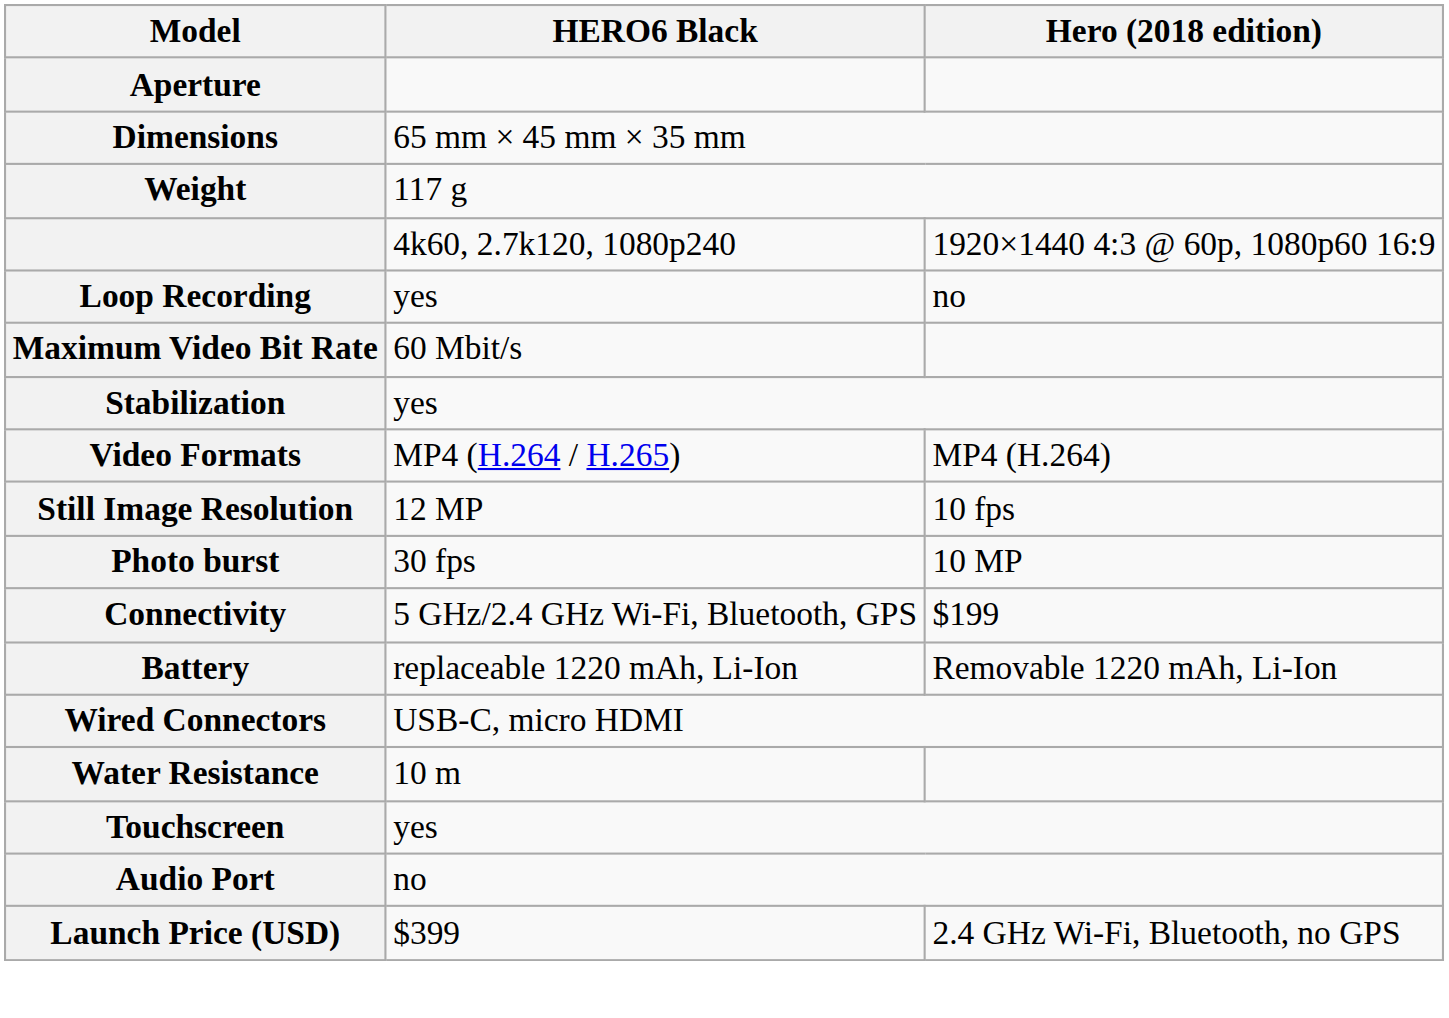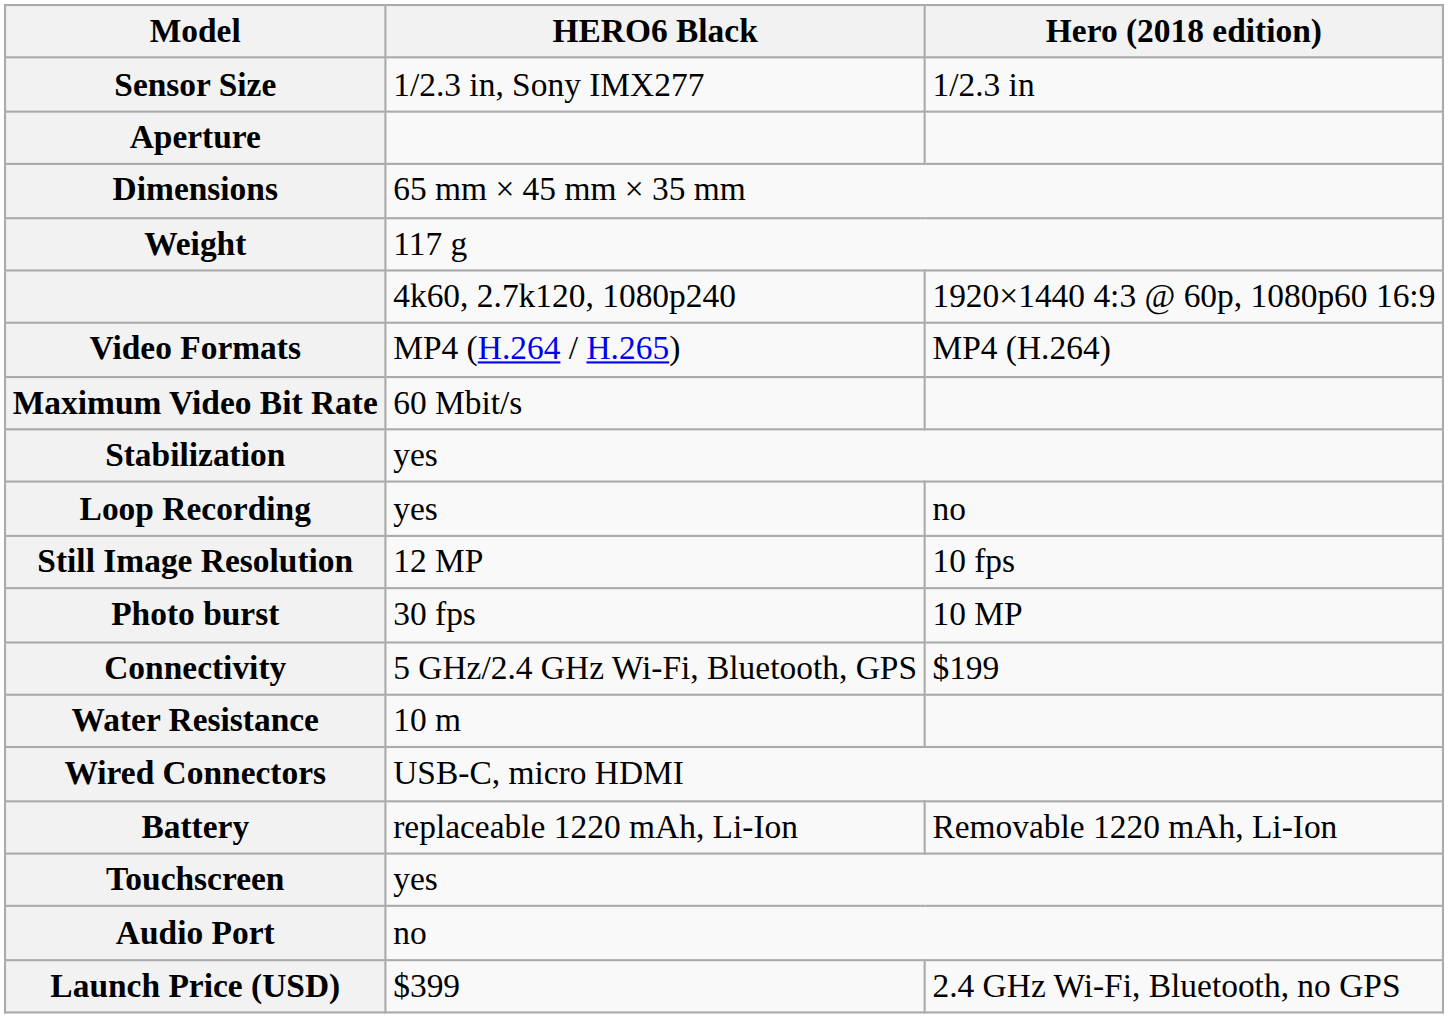+ row: (195, 84)
rows swapped: (195, 455) <-> (195, 296)
rows swapped: (195, 667) <-> (195, 773)
